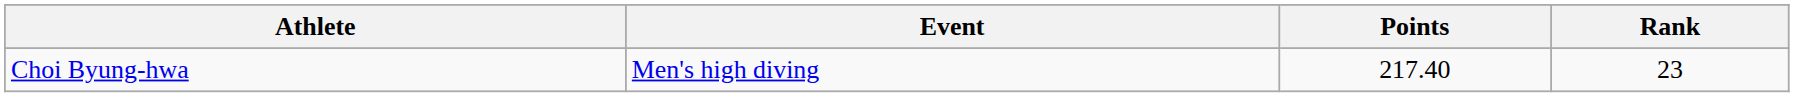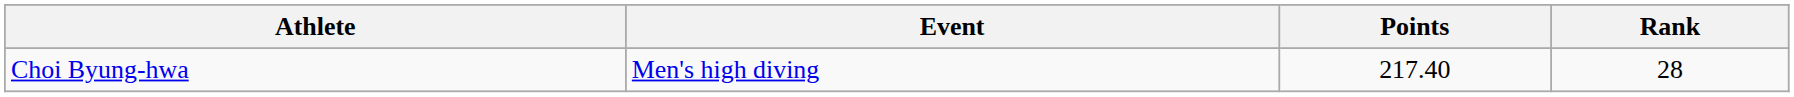(1670, 69) 23 -> (1670, 69) 28
